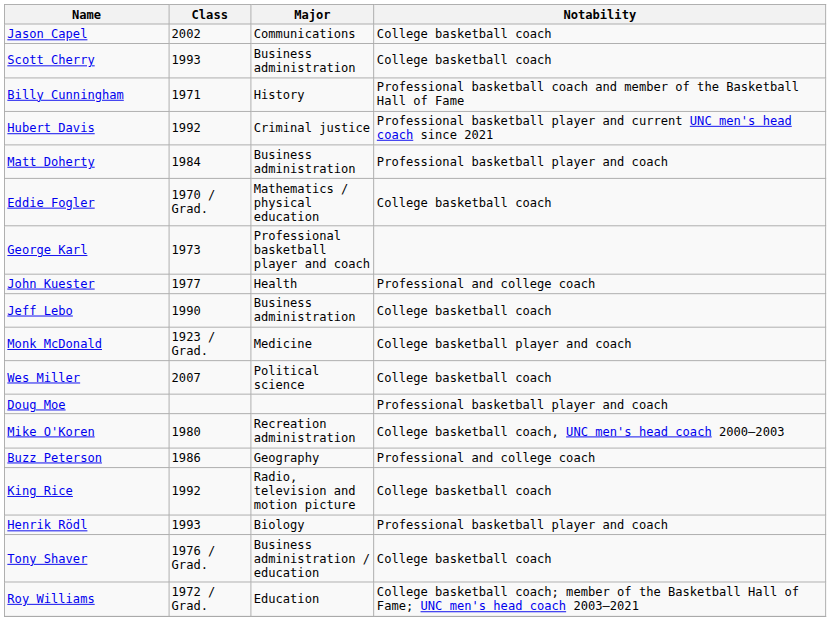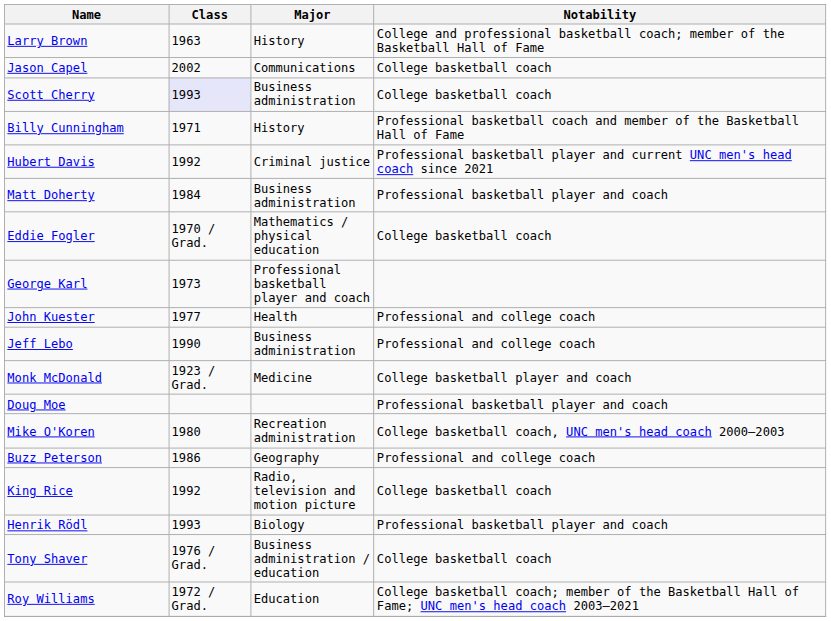+ row: (47, 41)
(186, 61) no background -> (186, 94) lavender background
(464, 310) College basketball coach -> (486, 344) Professional and college coach
- row: (44, 378)
